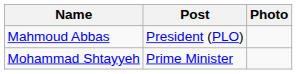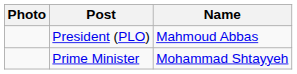columns swapped: (269, 15) <-> (74, 15)
